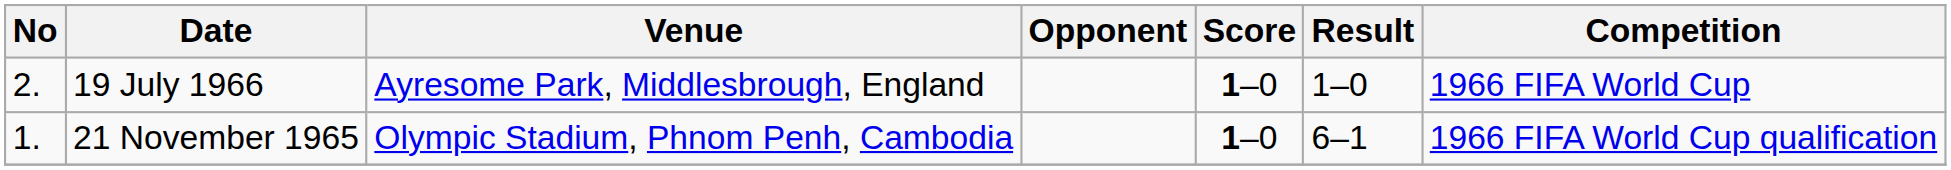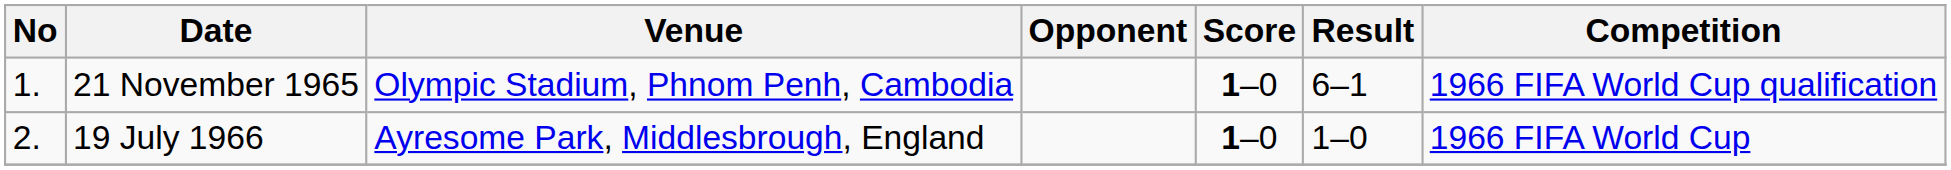rows swapped: (216, 137) <-> (168, 84)
